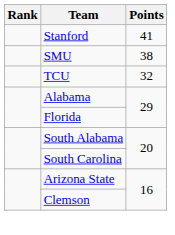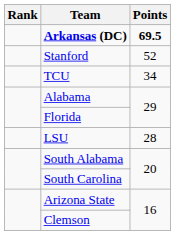+ row: (85, 35)
(146, 35) 41 -> (150, 55) 52
- row: (58, 55)
(146, 76) 32 -> (150, 76) 34
+ row: (56, 138)
